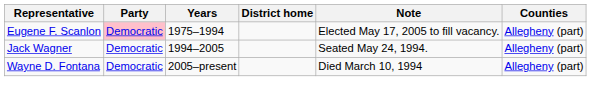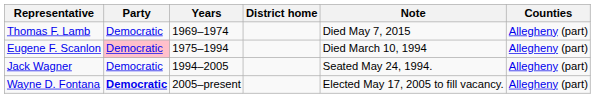+ row: (49, 31)
(409, 31) Elected May 17, 2005 to fill vacancy. -> (375, 48) Died March 10, 1994
(134, 66) normal -> (137, 84) bold
(370, 66) Died March 10, 1994 -> (413, 84) Elected May 17, 2005 to fill vacancy.
